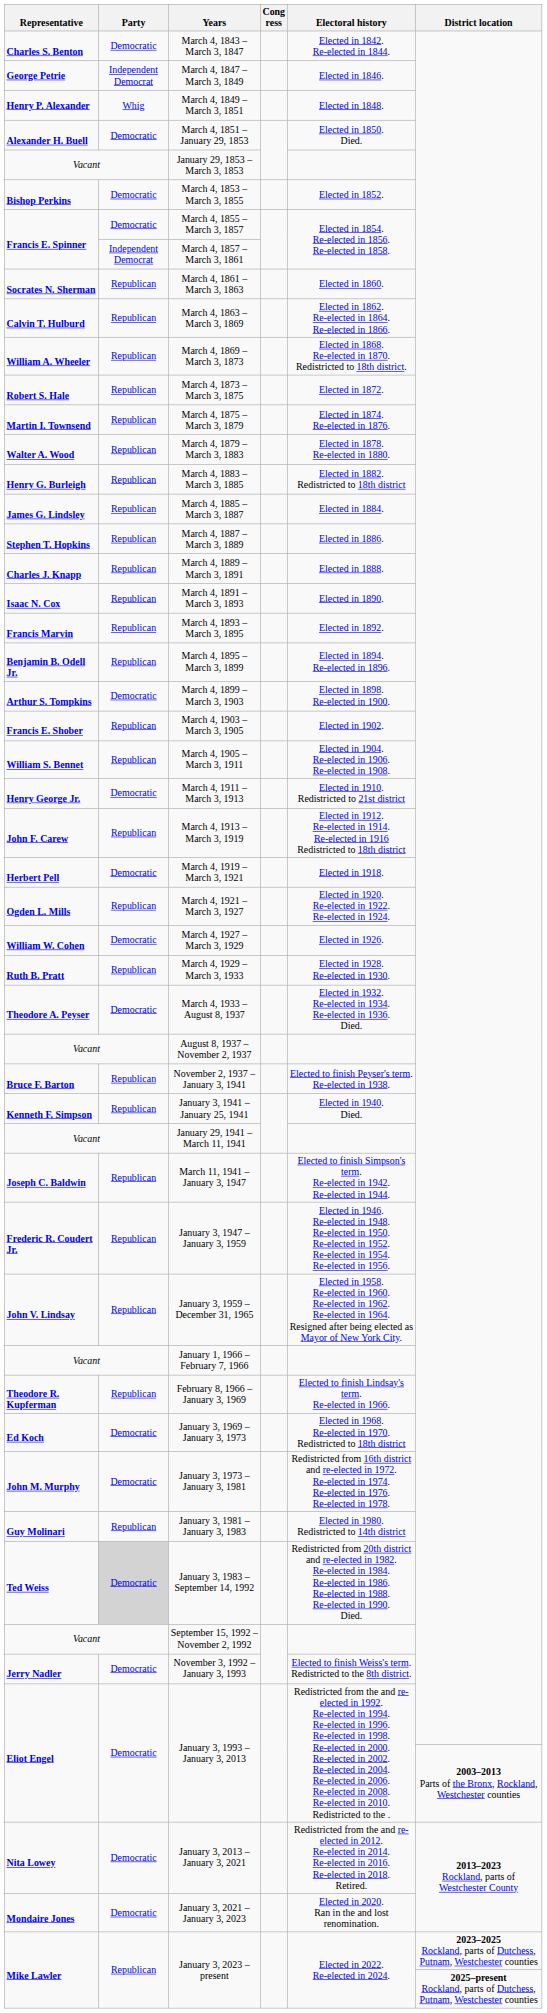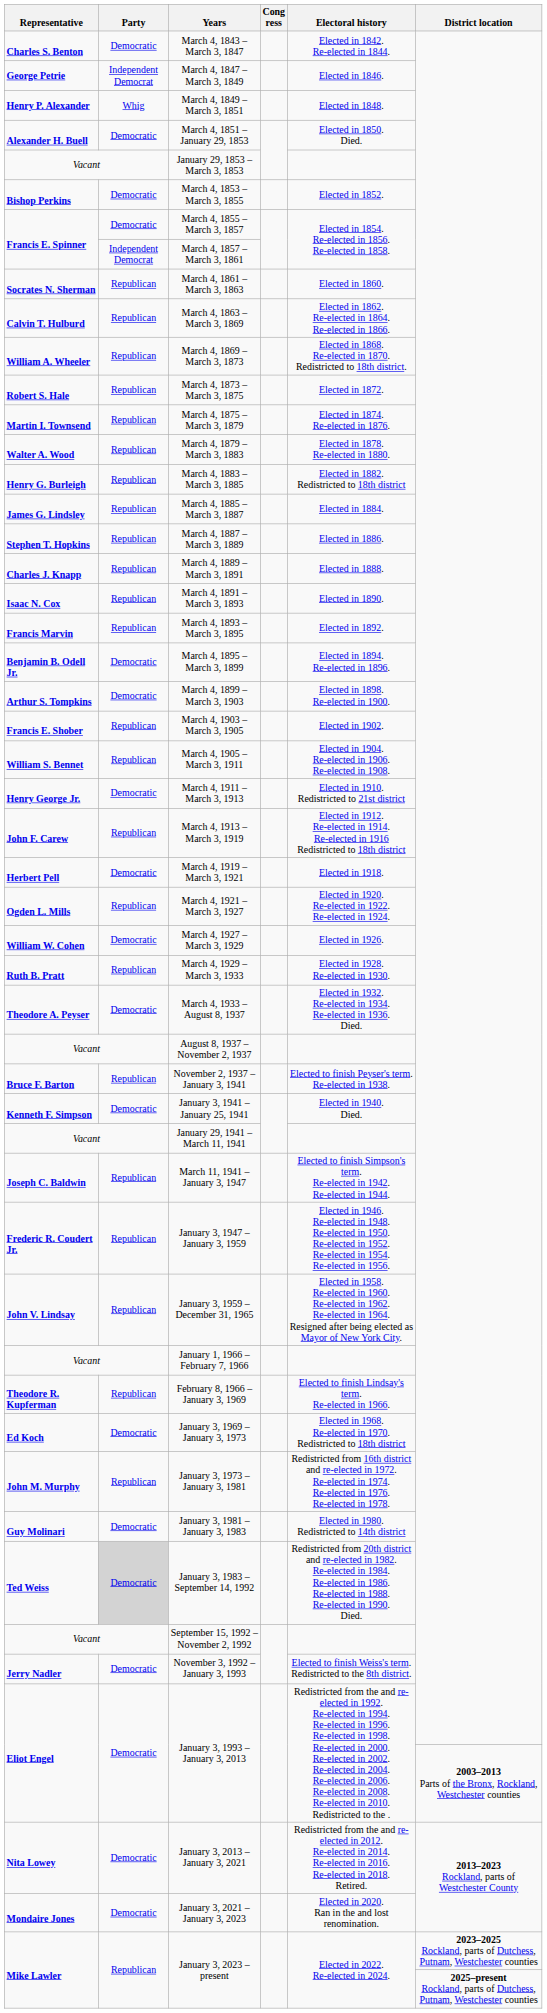(134, 662) Republican -> (134, 662) Democratic
(134, 1108) Republican -> (134, 1108) Democratic
(134, 1481) Democratic -> (134, 1481) Republican
(134, 1526) Republican -> (134, 1526) Democratic
